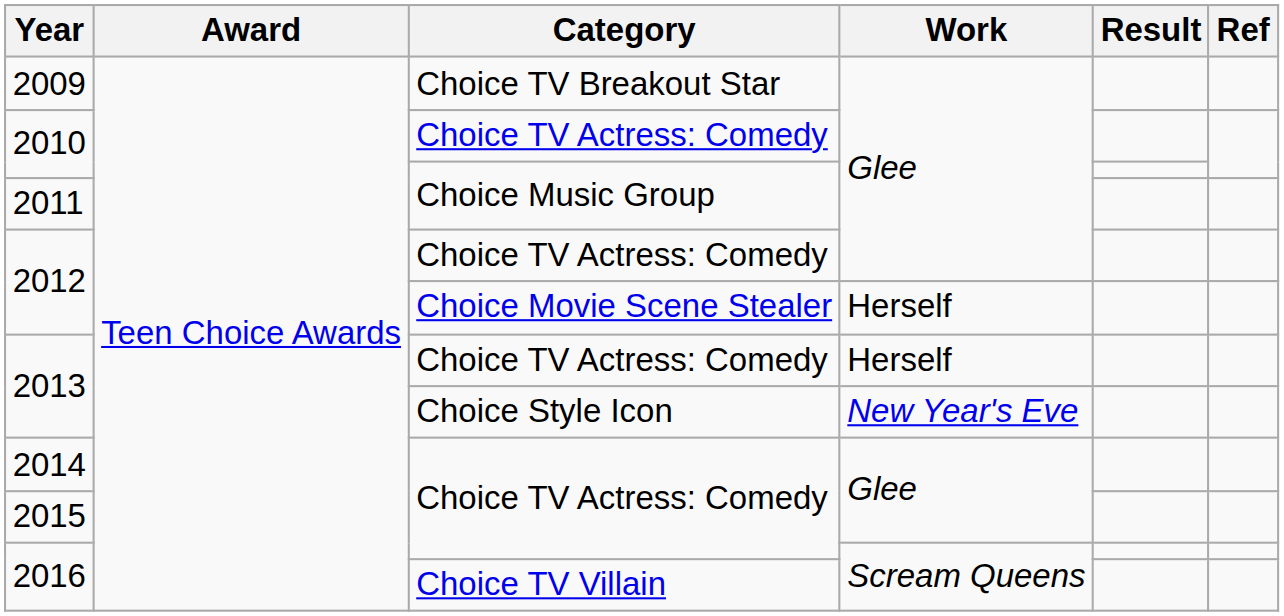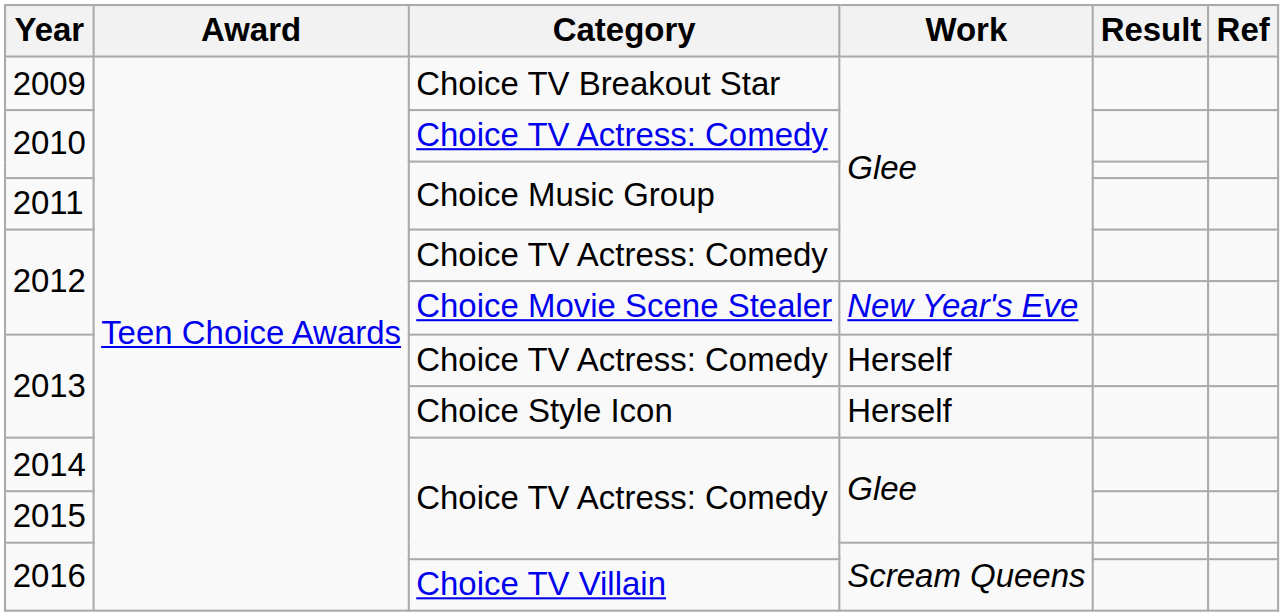(900, 307) Herself -> (963, 307) New Year's Eve
(963, 411) New Year's Eve -> (900, 411) Herself
